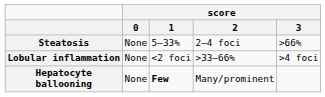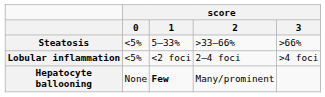(136, 43) None -> (133, 43) <5%
(218, 43) 2–4 foci -> (215, 43) >33–66%
(136, 58) None -> (133, 58) <5%
(215, 58) >33–66% -> (218, 58) 2–4 foci
